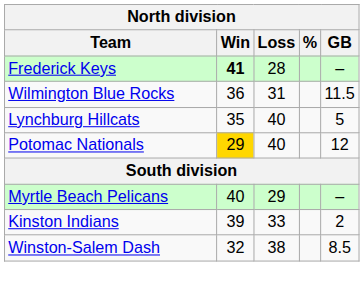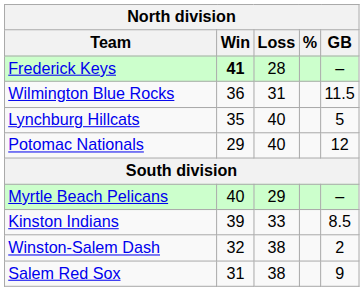(235, 145) gold background -> (235, 145) no background
(340, 222) 2 -> (340, 222) 8.5
(340, 247) 8.5 -> (340, 247) 2
+ row: (64, 273)
